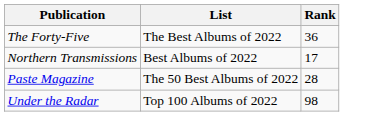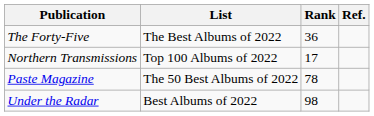+ column: (354, 15)
(200, 57) Best Albums of 2022 -> (210, 57) Top 100 Albums of 2022
(311, 79) 28 -> (311, 79) 78
(210, 100) Top 100 Albums of 2022 -> (200, 100) Best Albums of 2022
